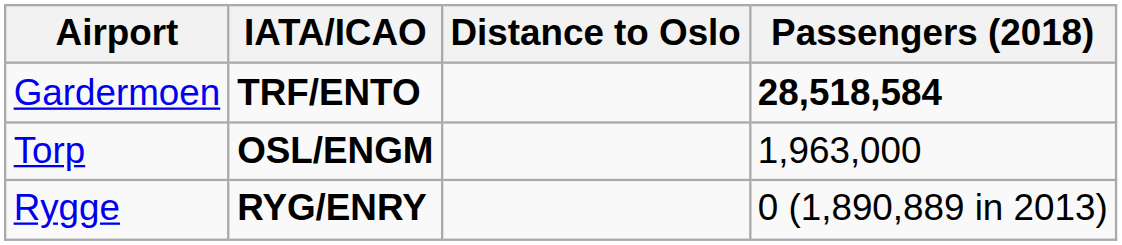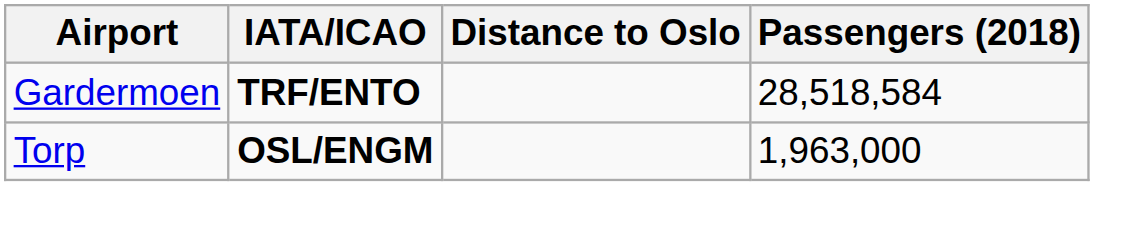(850, 92) bold -> (850, 92) normal
- row: (67, 208)
